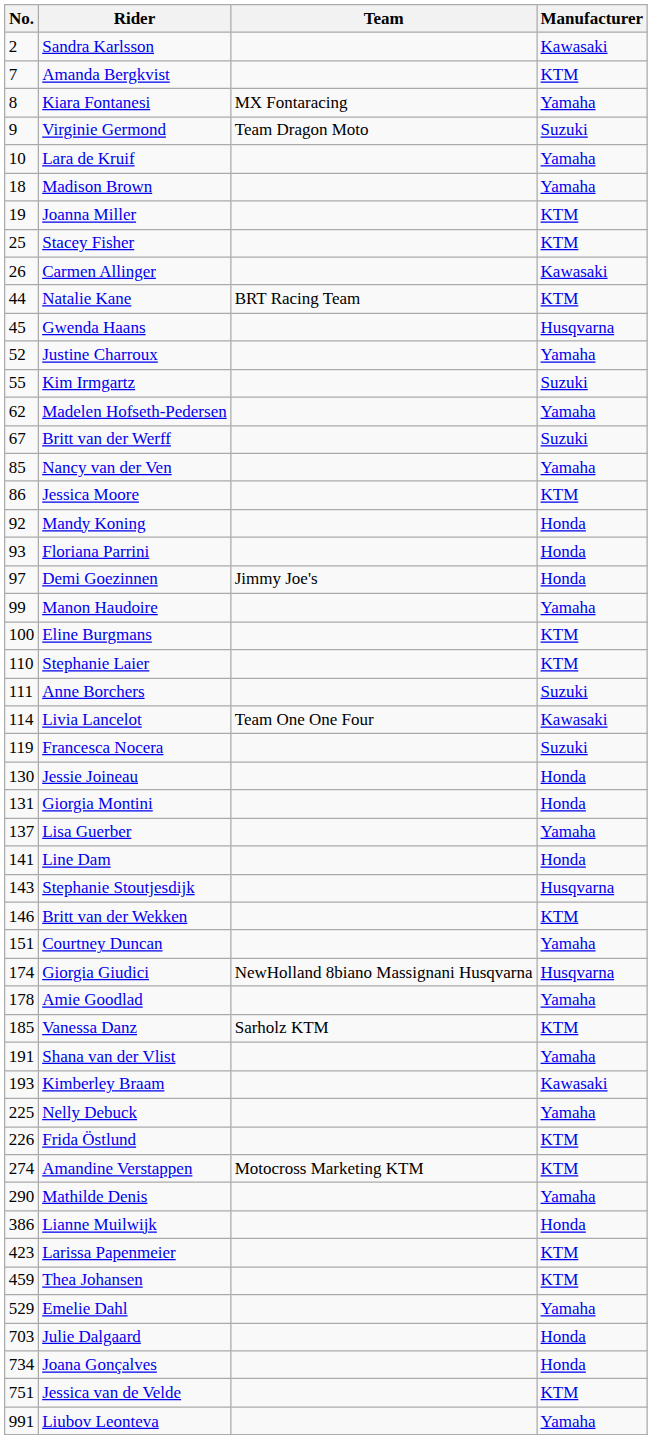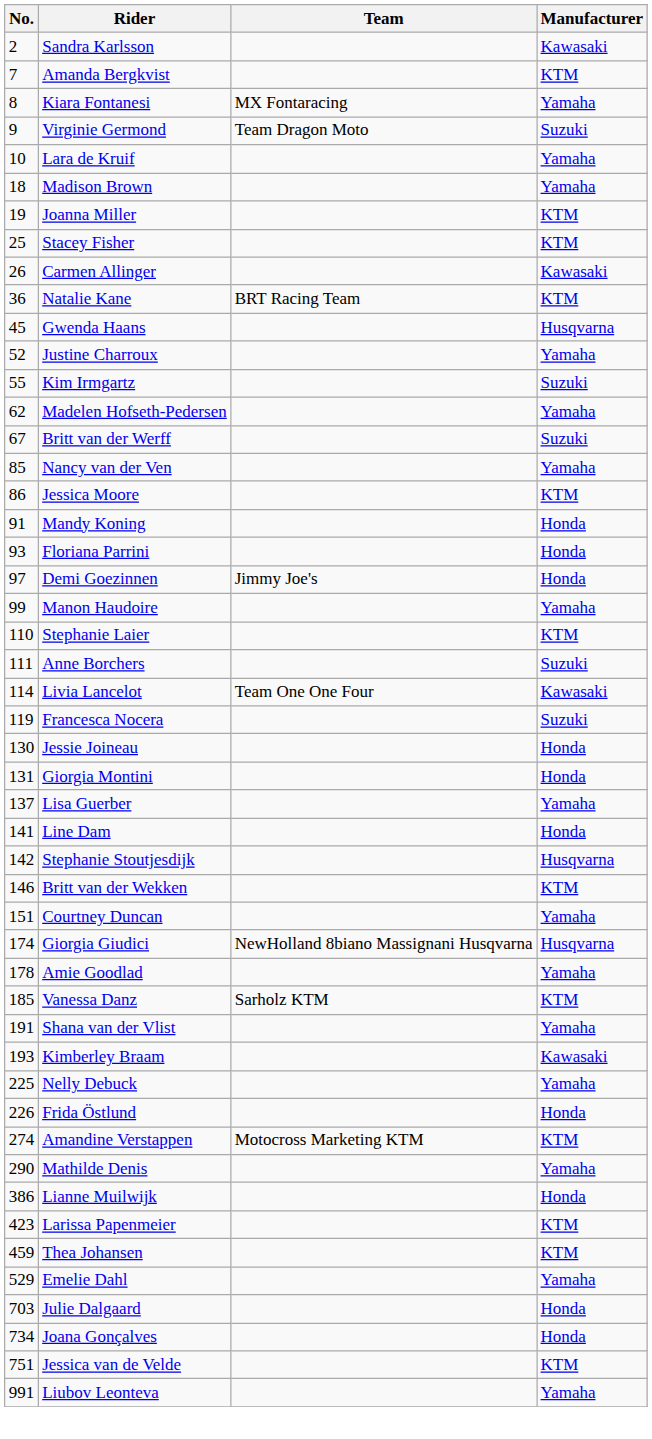(17, 298) 44 -> (17, 298) 36
(17, 522) 92 -> (17, 522) 91
- row: (97, 635)
(21, 887) 143 -> (21, 859) 142
(559, 1139) KTM -> (563, 1111) Honda
